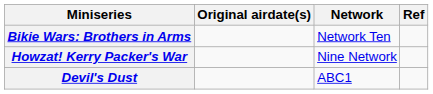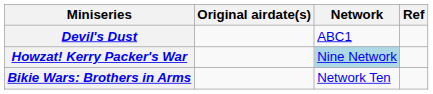rows swapped: (99, 36) <-> (99, 78)
(357, 57) no background -> (357, 57) lightblue background
